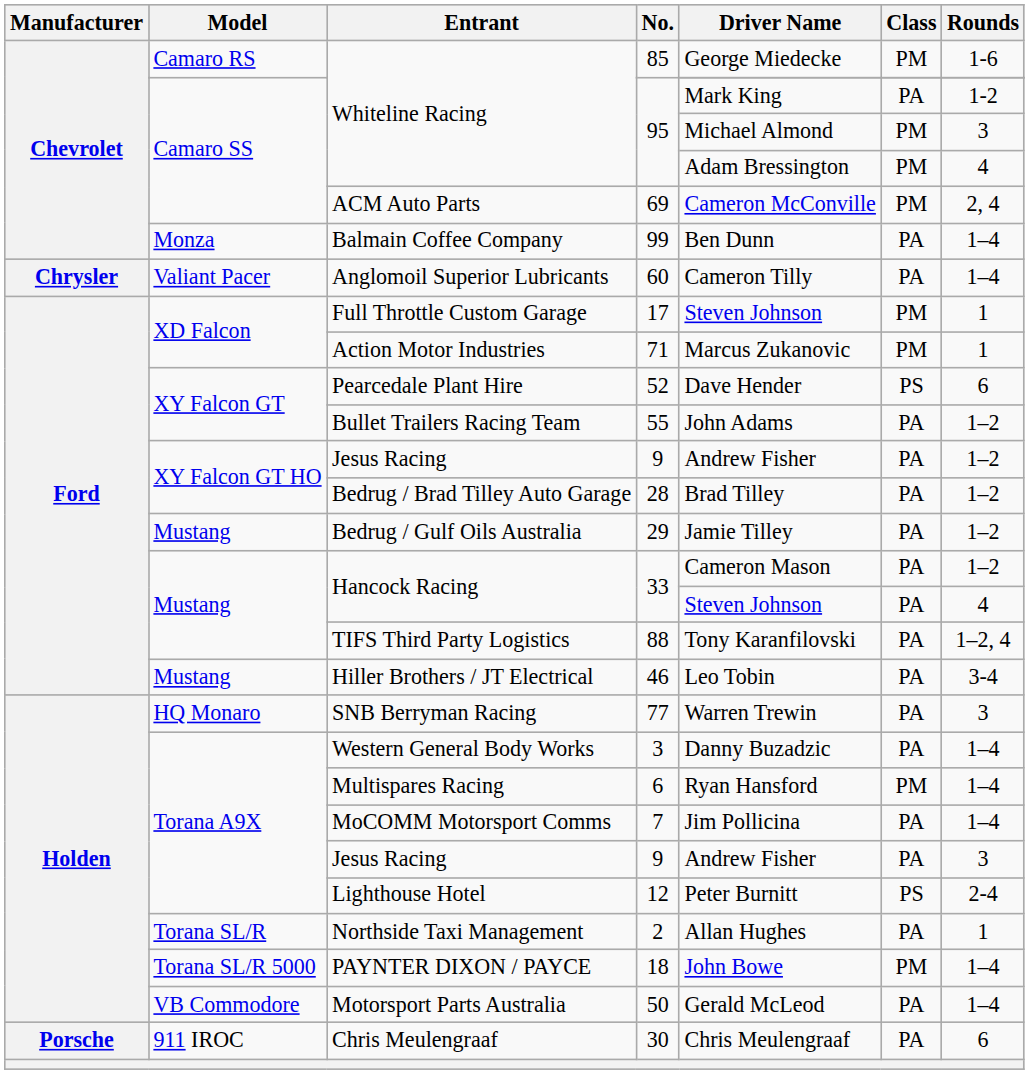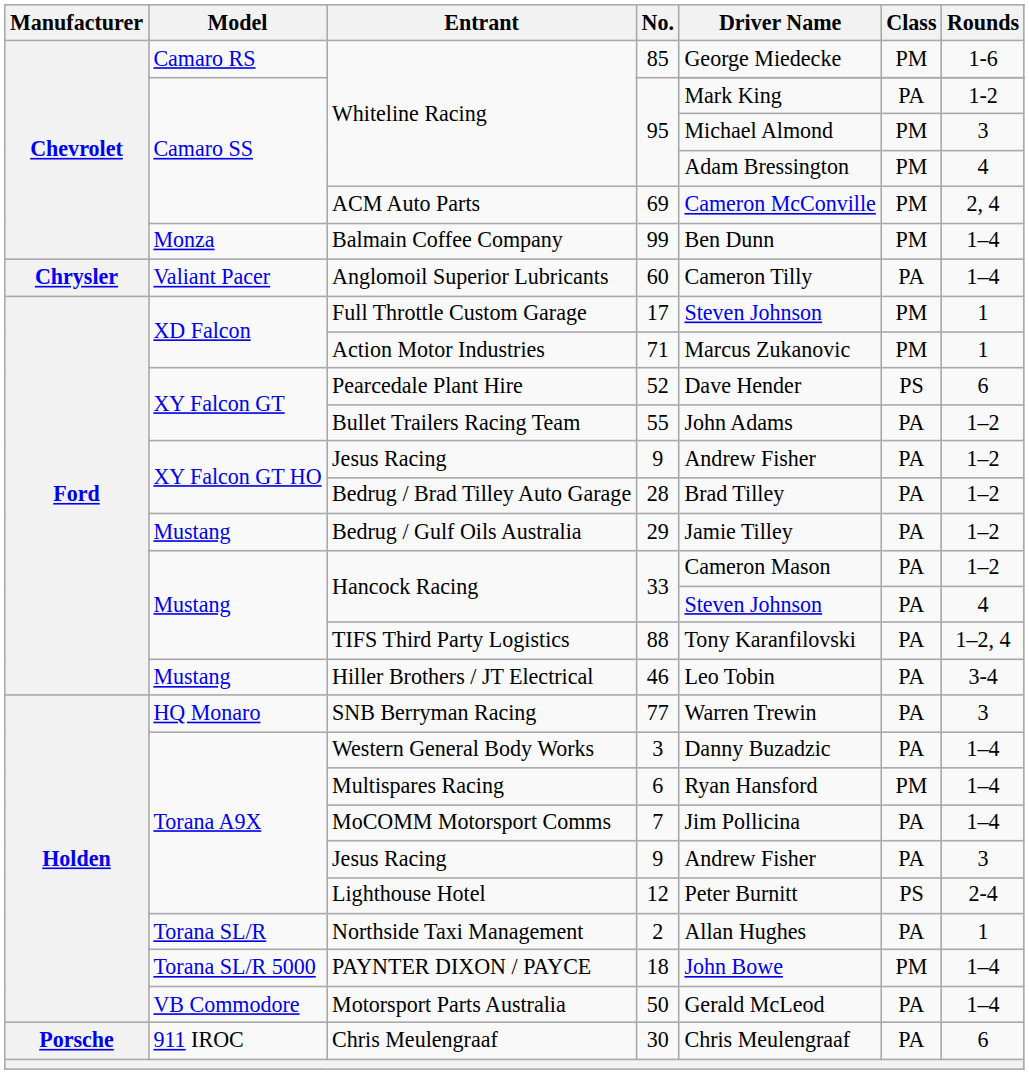(911, 240) PA -> (911, 240) PM
